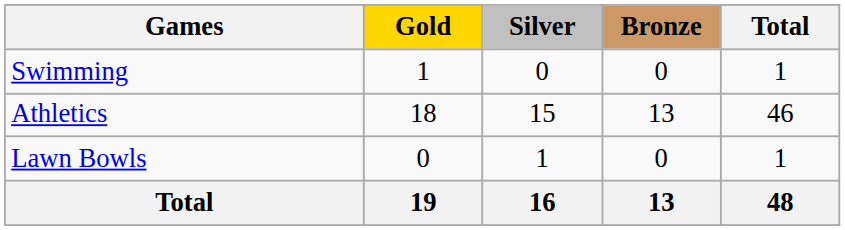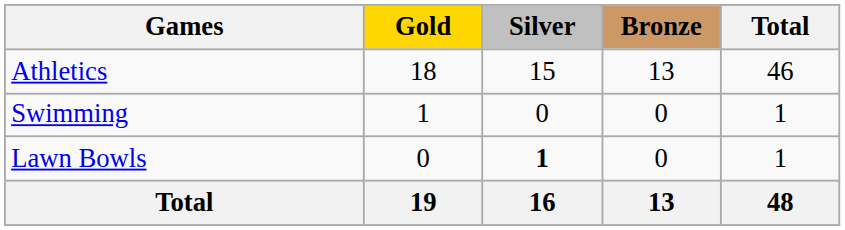rows swapped: (59, 114) <-> (70, 70)
(542, 158) normal -> (542, 158) bold
